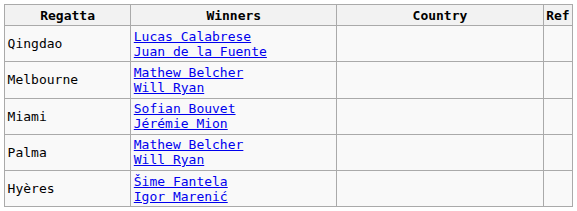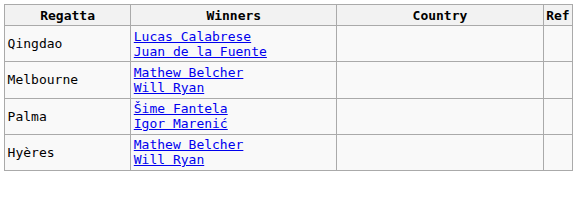- row: (27, 116)
(189, 152) Mathew Belcher Will Ryan -> (181, 116) Šime Fantela Igor Marenić
(181, 189) Šime Fantela Igor Marenić -> (189, 152) Mathew Belcher Will Ryan
